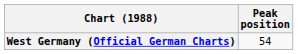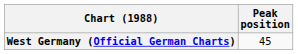(265, 41) 54 -> (265, 41) 45
